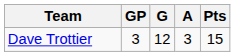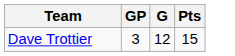- column: (187, 16)
